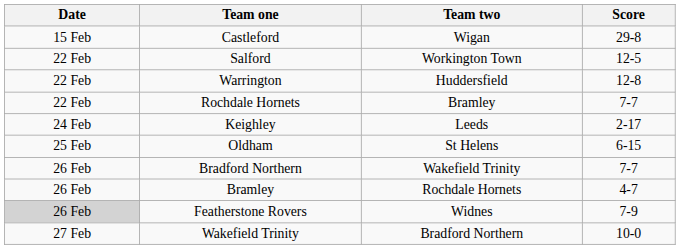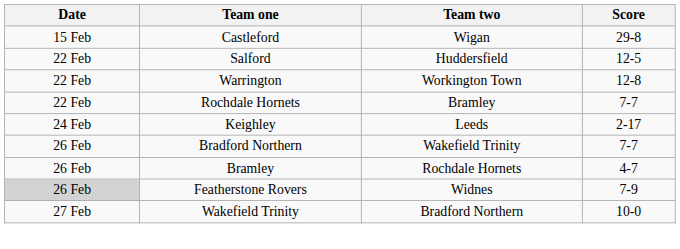(472, 59) Workington Town -> (472, 59) Huddersfield
(472, 80) Huddersfield -> (472, 80) Workington Town
- row: (250, 146)
